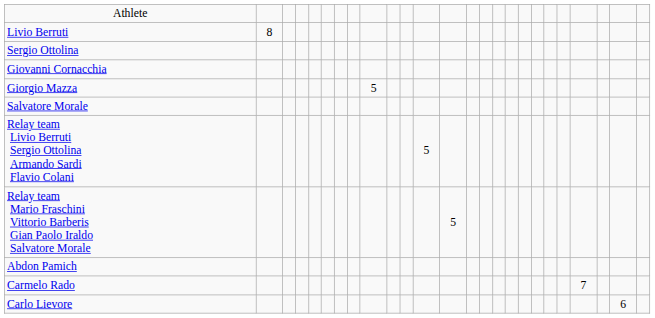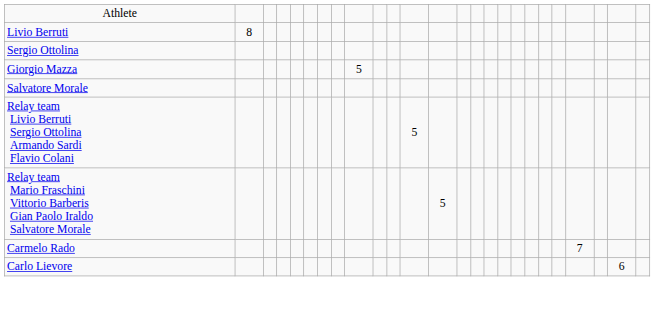- row: (57, 69)
- row: (42, 267)
